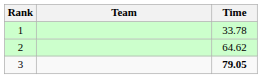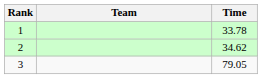(234, 47) 64.62 -> (234, 47) 34.62
(234, 64) bold -> (234, 64) normal
